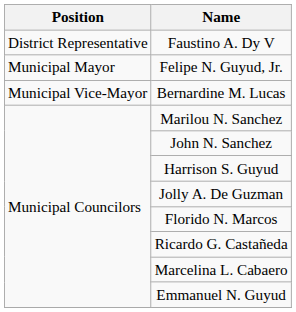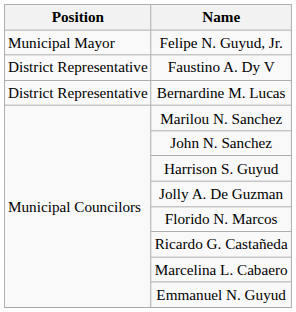rows swapped: (221, 42) <-> (221, 68)
(78, 93) Municipal Vice-Mayor -> (78, 93) District Representative
